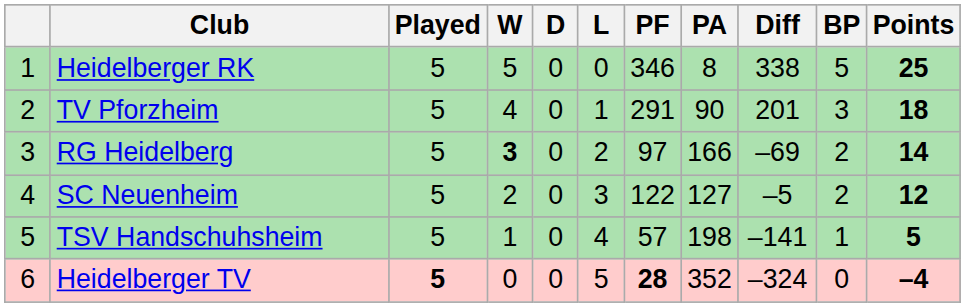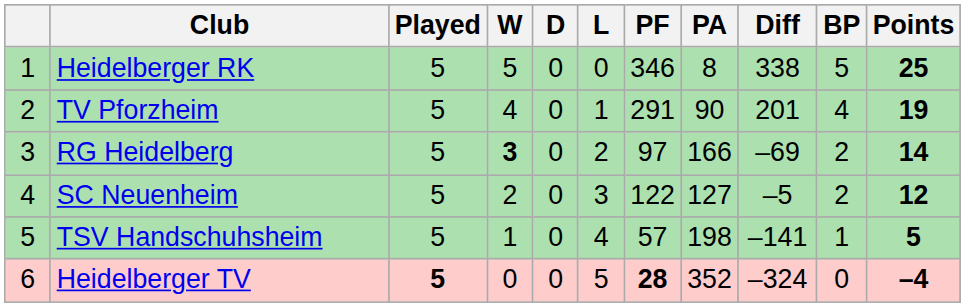(842, 110) 3 -> (842, 110) 4
(914, 110) 18 -> (914, 110) 19
